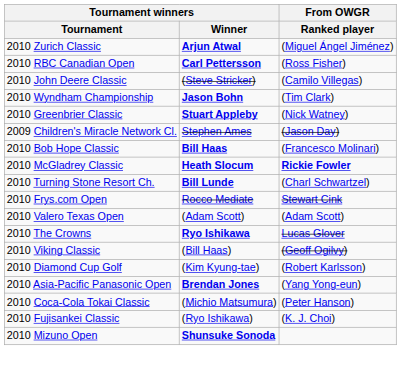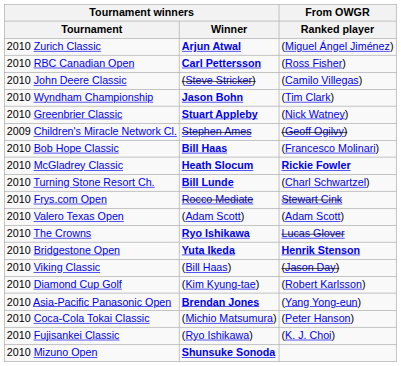(310, 132) (Jason Day) -> (314, 132) (Geoff Ogilvy)
+ row: (63, 251)
(314, 251) (Geoff Ogilvy) -> (310, 268) (Jason Day)
